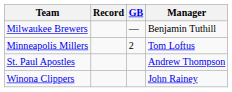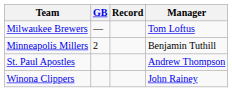columns swapped: (108, 12) <-> (136, 12)
(182, 29) Benjamin Tuthill -> (171, 29) Tom Loftus
(171, 46) Tom Loftus -> (182, 46) Benjamin Tuthill
